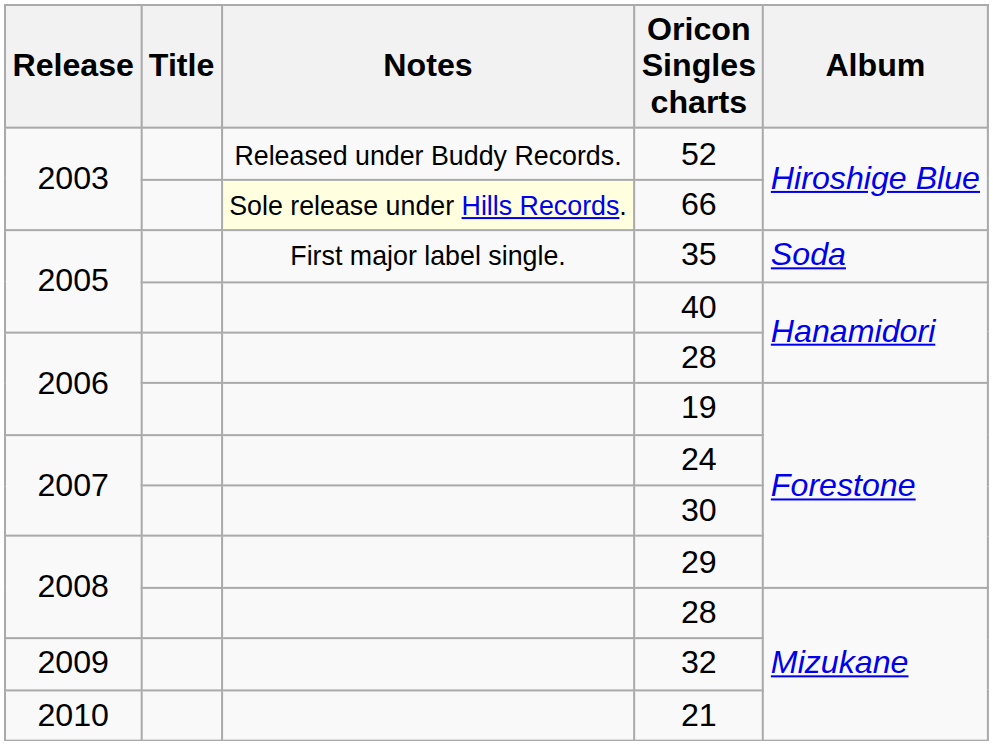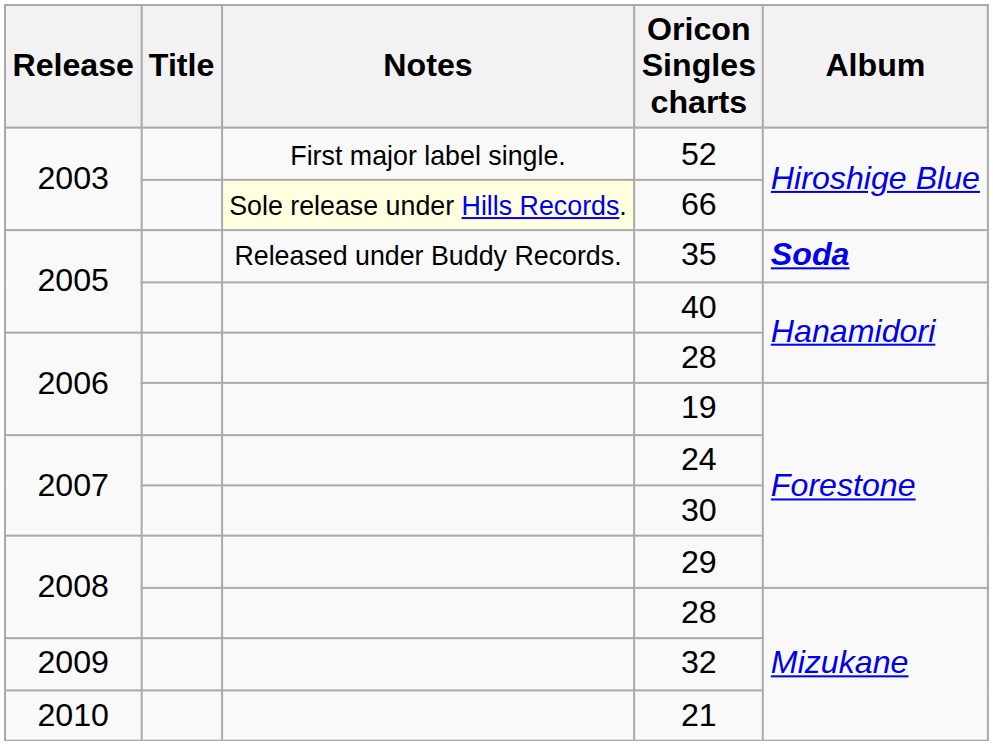(428, 155) Released under Buddy Records. -> (428, 155) First major label single.
(428, 257) First major label single. -> (428, 257) Released under Buddy Records.
(808, 255) normal -> (810, 255) bold
